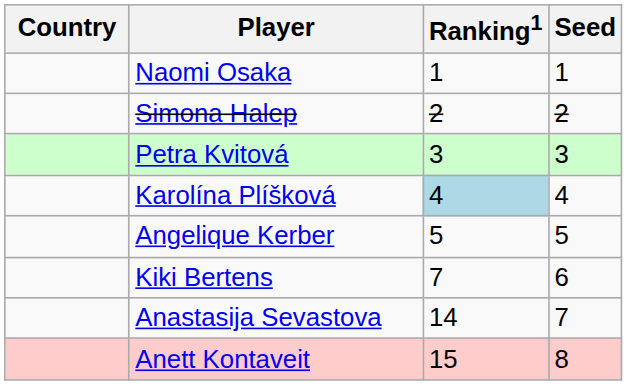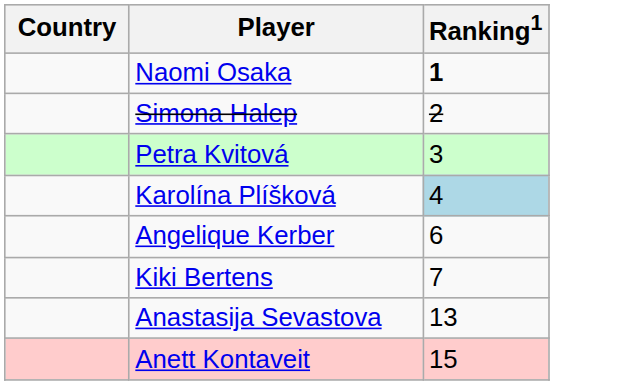- column: (585, 28)
(436, 72) normal -> (436, 72) bold
(436, 236) 5 -> (436, 236) 6
(443, 317) 14 -> (443, 317) 13
